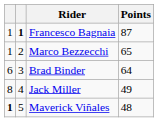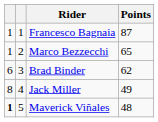(21, 32) bold -> (21, 32) normal
(126, 70) 64 -> (126, 70) 62
